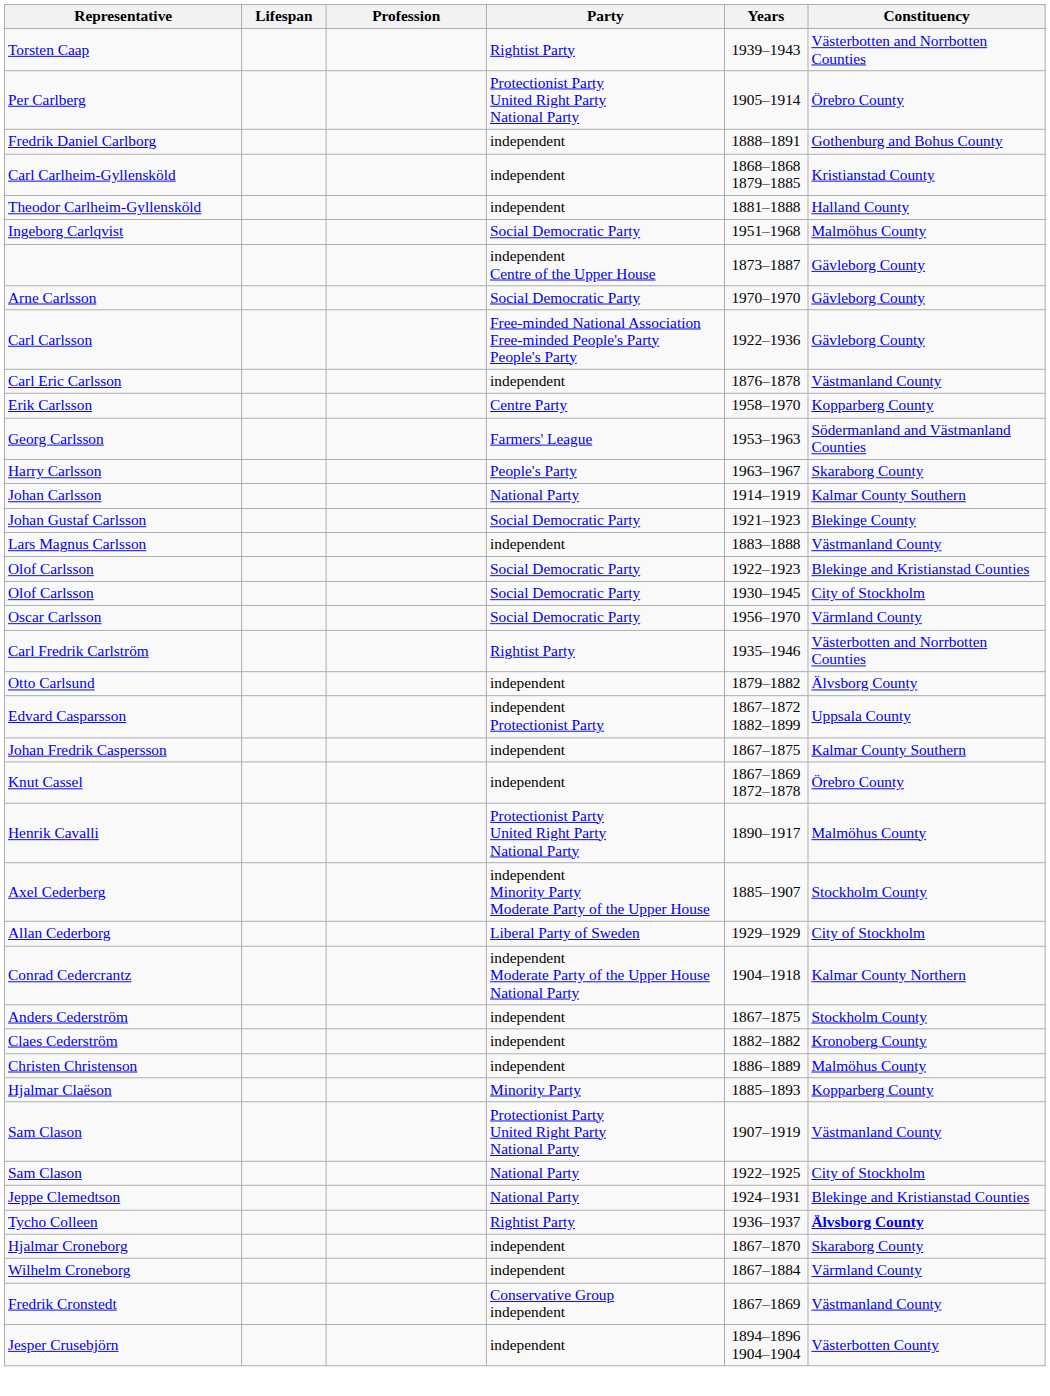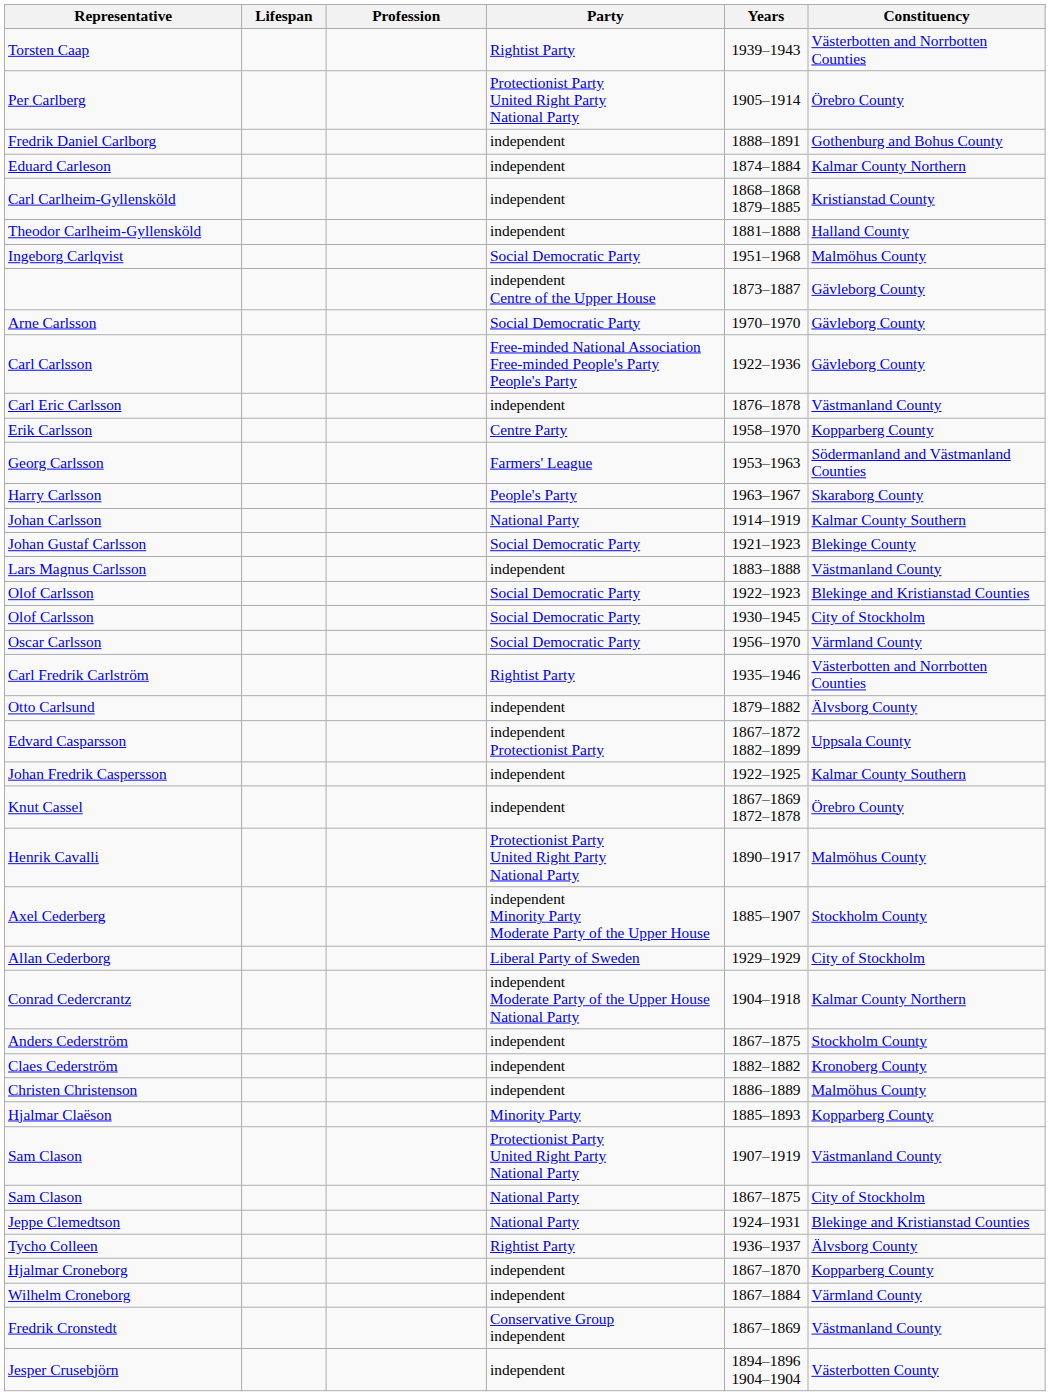+ row: (59, 165)
(766, 749) 1867–1875 -> (766, 774) 1922–1925
(766, 1173) 1922–1925 -> (766, 1197) 1867–1875
(868, 1221) bold -> (864, 1246) normal
(867, 1246) Skaraborg County -> (872, 1270) Kopparberg County
